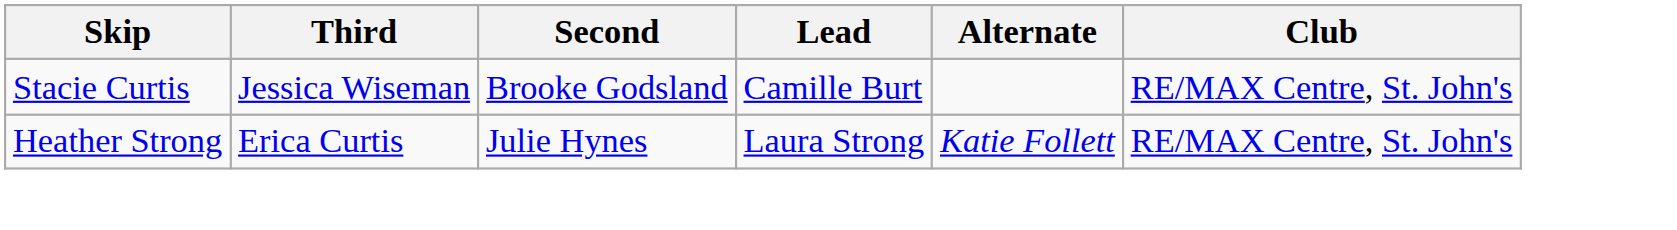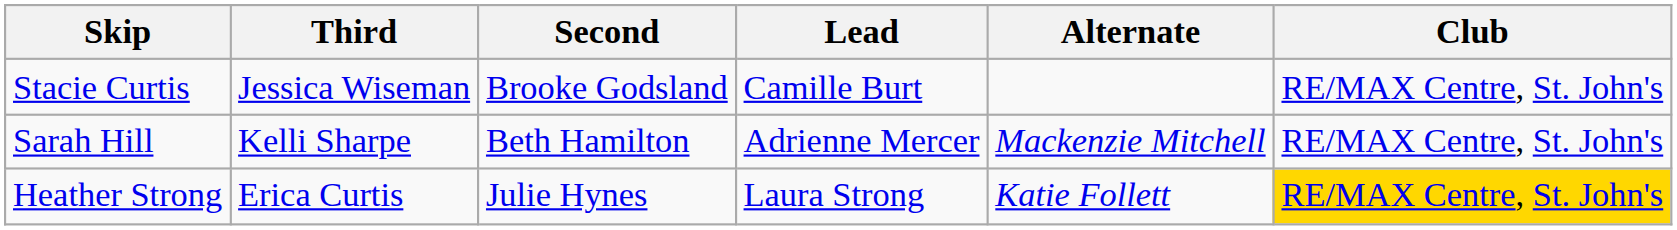+ row: (83, 140)
(1322, 140) no background -> (1472, 195) gold background
